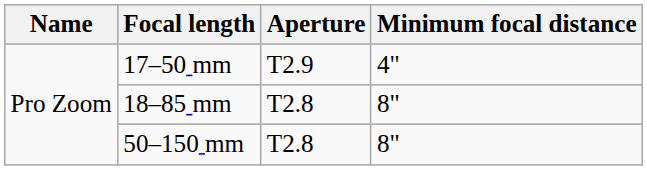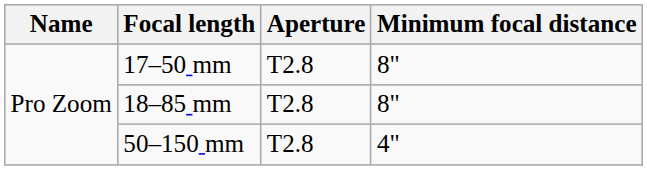(290, 64) T2.9 -> (290, 64) T2.8
(388, 64) 4" -> (388, 64) 8"
(388, 143) 8" -> (388, 143) 4"
